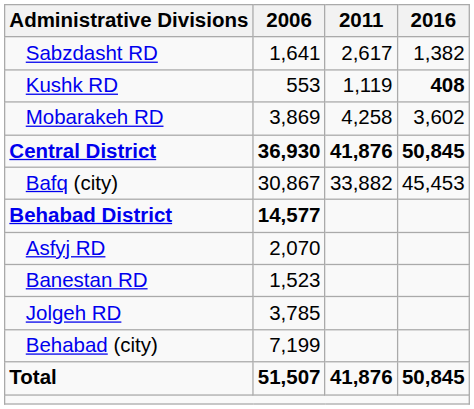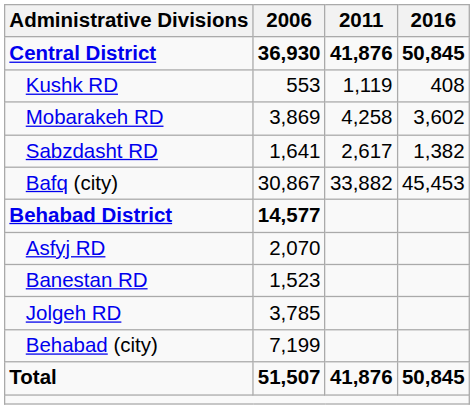rows swapped: (83, 150) <-> (92, 53)
(448, 85) bold -> (448, 85) normal
